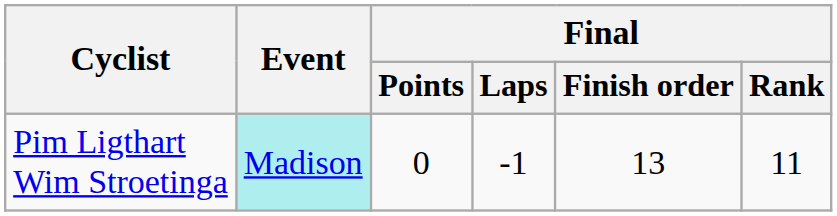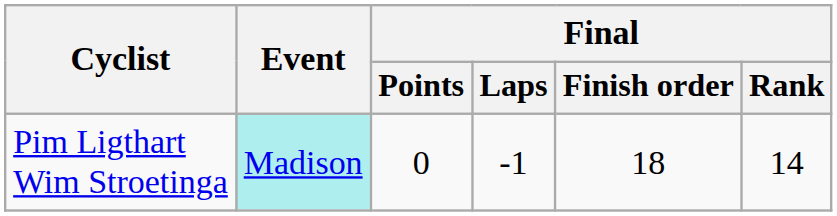(648, 162) 13 -> (648, 162) 18
(787, 162) 11 -> (787, 162) 14
